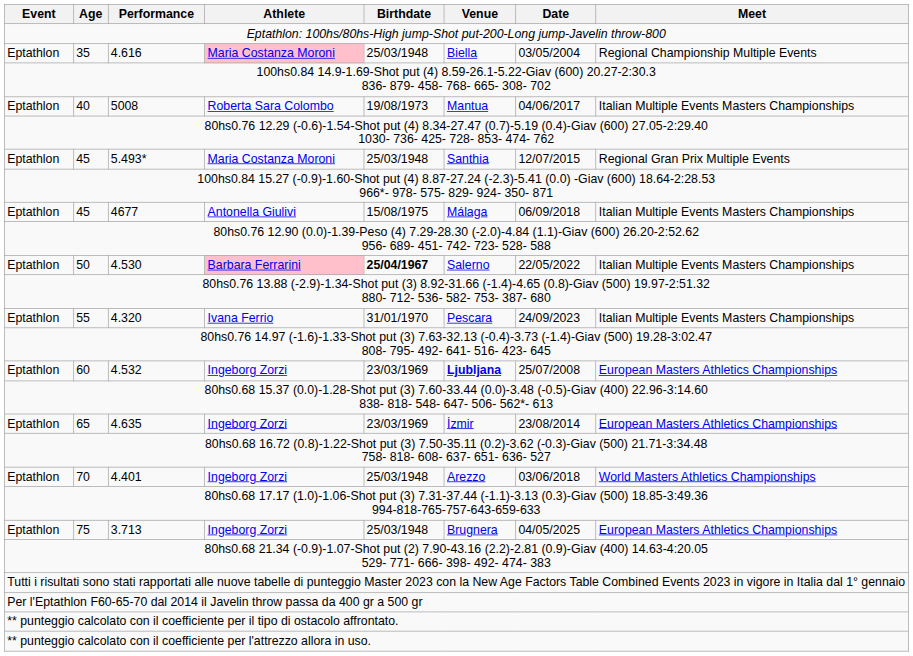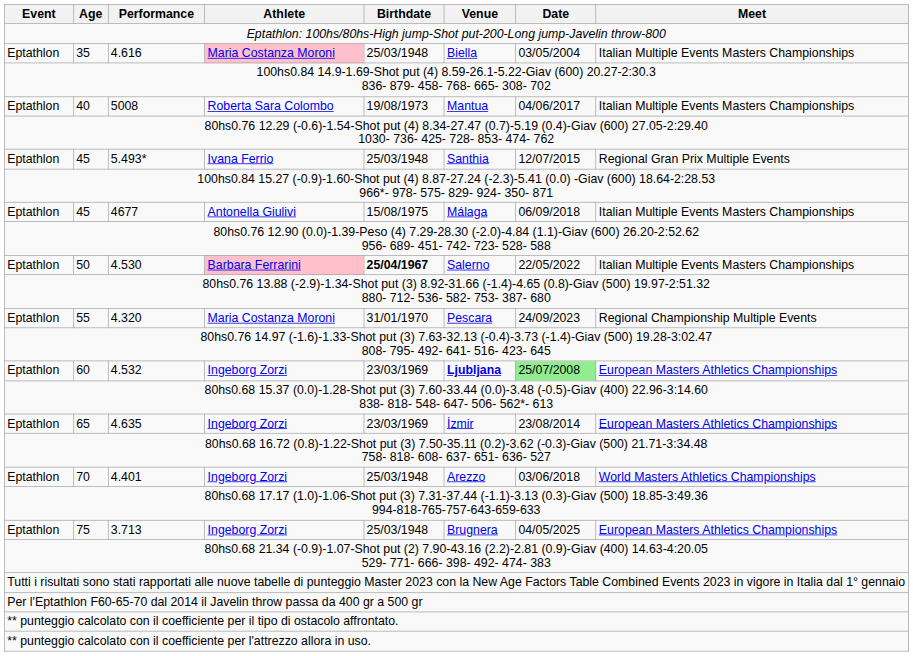(708, 53) Regional Championship Multiple Events -> (727, 53) Italian Multiple Events Masters Championships
(271, 159) Maria Costanza Moroni -> (240, 159) Ivana Ferrio
(240, 318) Ivana Ferrio -> (271, 318) Maria Costanza Moroni
(727, 318) Italian Multiple Events Masters Championships -> (708, 318) Regional Championship Multiple Events
(549, 370) no background -> (549, 370) lightgreen background
